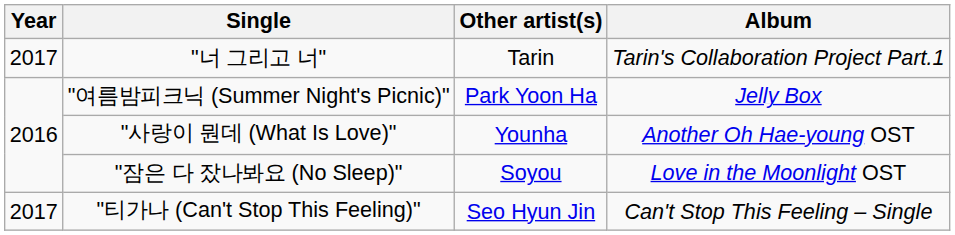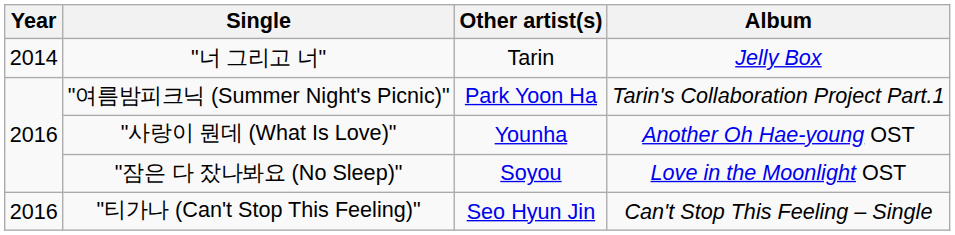(34, 57) 2017 -> (34, 57) 2014
(778, 57) Tarin's Collaboration Project Part.1 -> (778, 57) Jelly Box
(778, 96) Jelly Box -> (778, 96) Tarin's Collaboration Project Part.1
(34, 211) 2017 -> (34, 211) 2016
